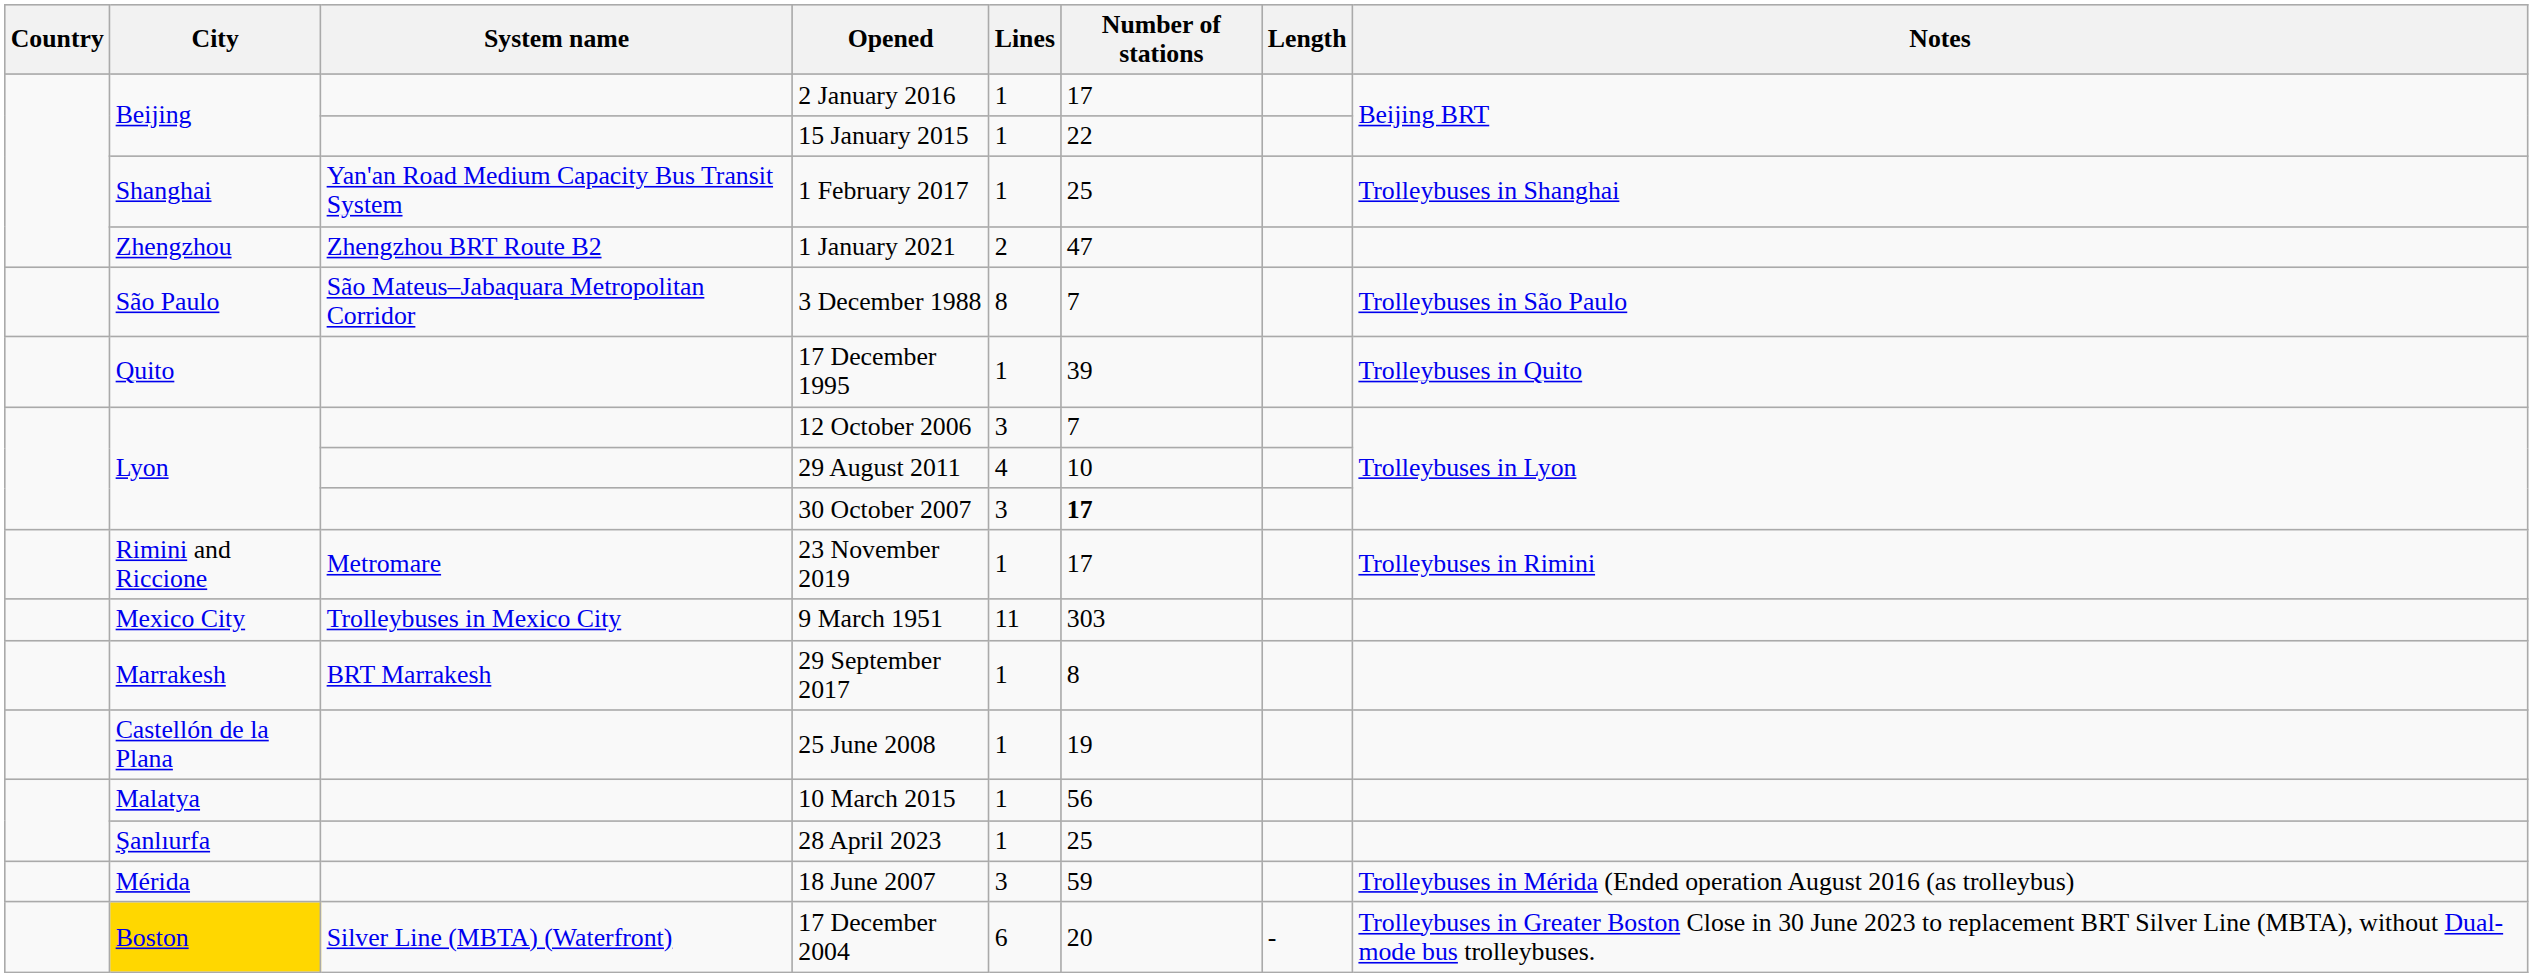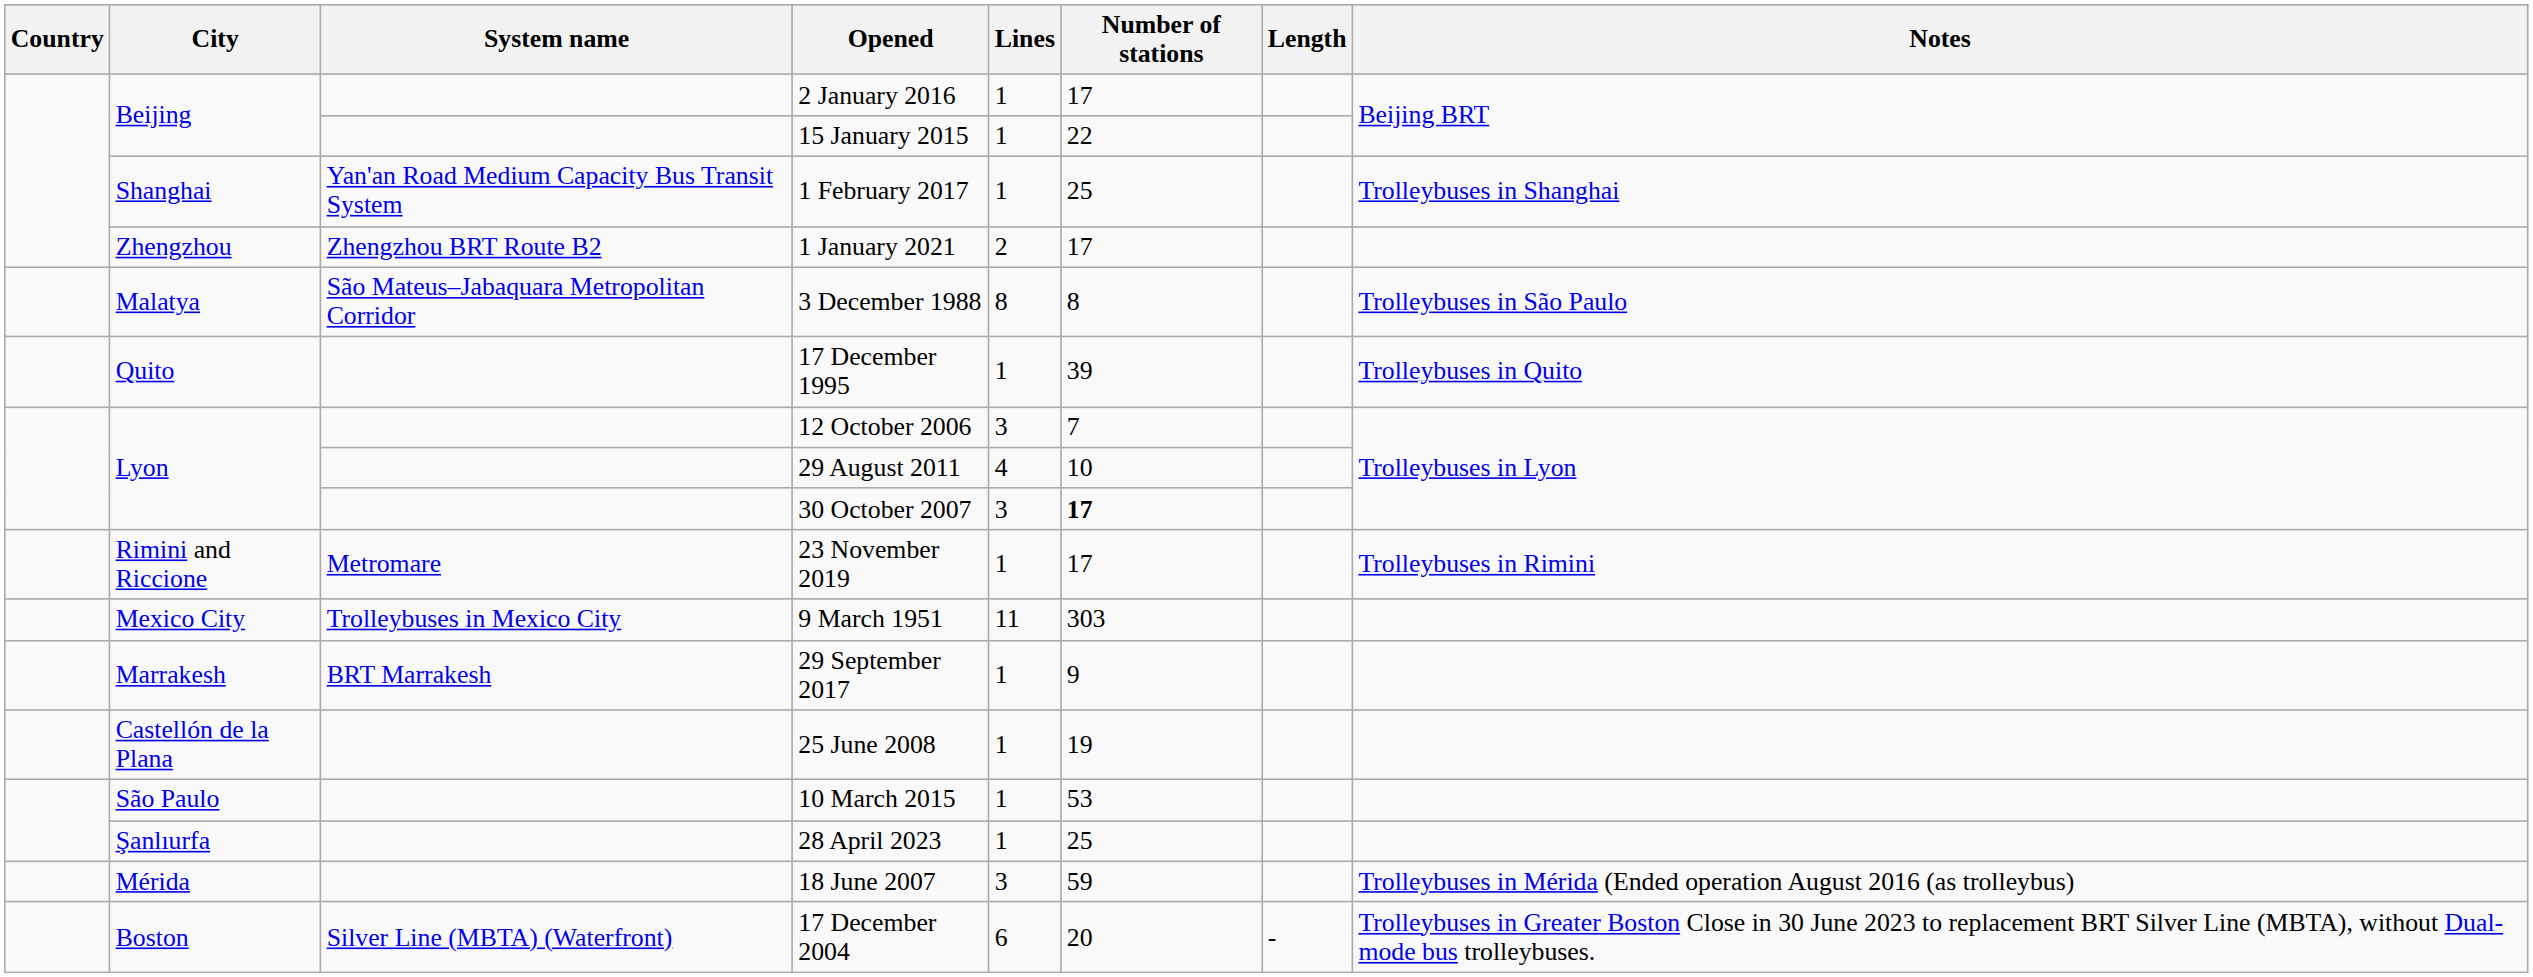(1080, 246) 47 -> (1080, 246) 17
(168, 301) São Paulo -> (158, 301) Malatya
(1073, 301) 7 -> (1073, 301) 8
(1073, 674) 8 -> (1073, 674) 9
(158, 799) Malatya -> (168, 799) São Paulo
(1080, 799) 56 -> (1080, 799) 53
(152, 936) gold background -> (152, 936) no background
